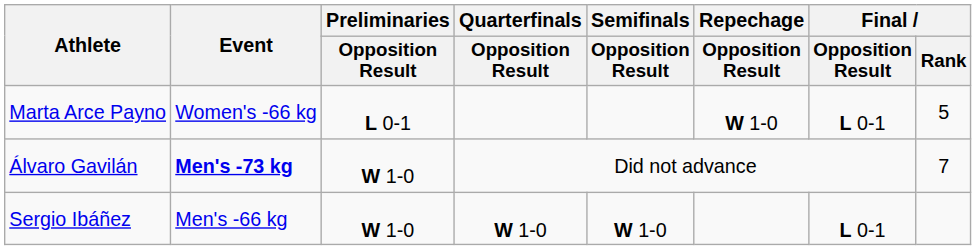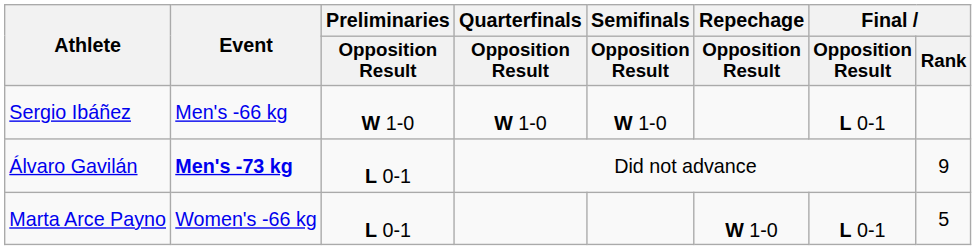rows swapped: (70, 219) <-> (88, 113)
(388, 177) W 1-0 -> (388, 177) L 0-1
(944, 166) 7 -> (944, 166) 9
